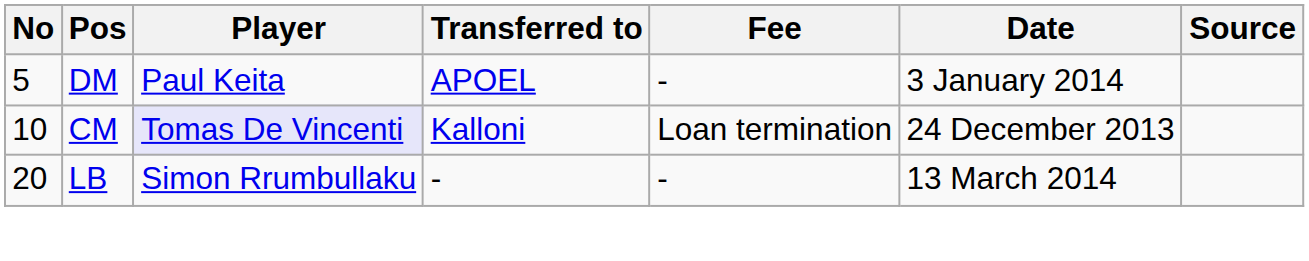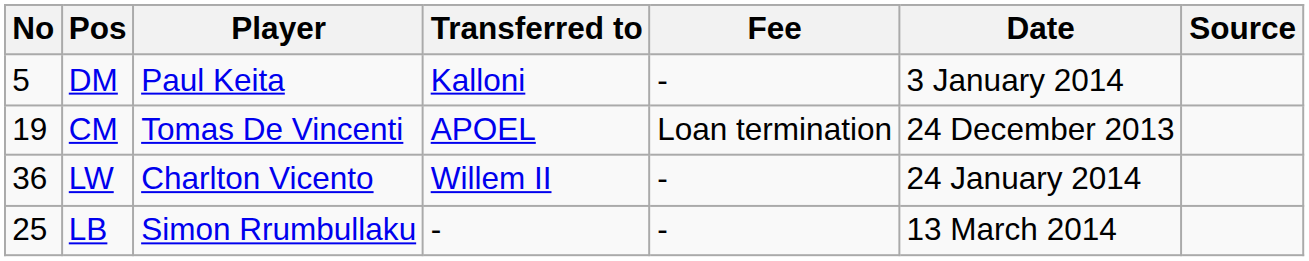(483, 79) APOEL -> (478, 79) Kalloni
(30, 129) 10 -> (30, 129) 19
(272, 129) lavender background -> (272, 129) no background
(478, 129) Kalloni -> (483, 129) APOEL
+ row: (91, 179)
(30, 179) 20 -> (30, 229) 25
